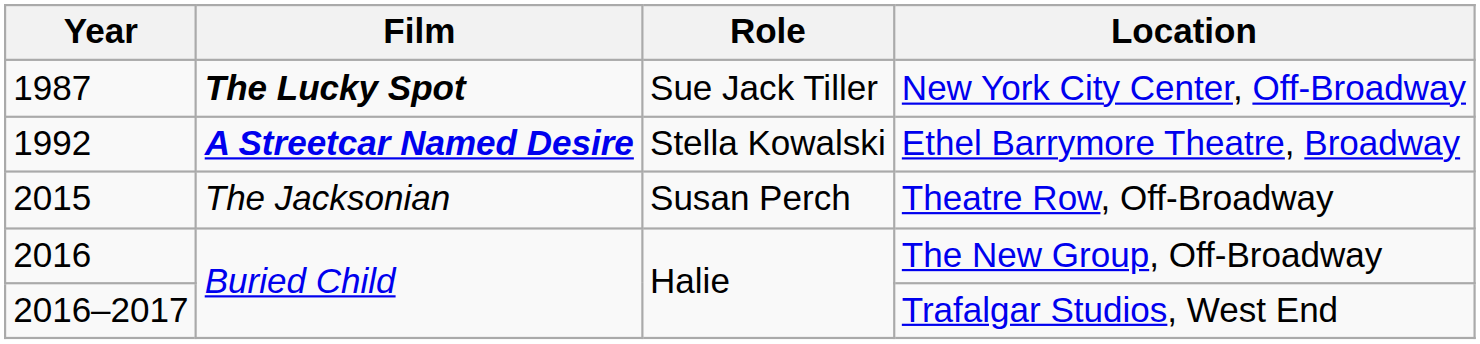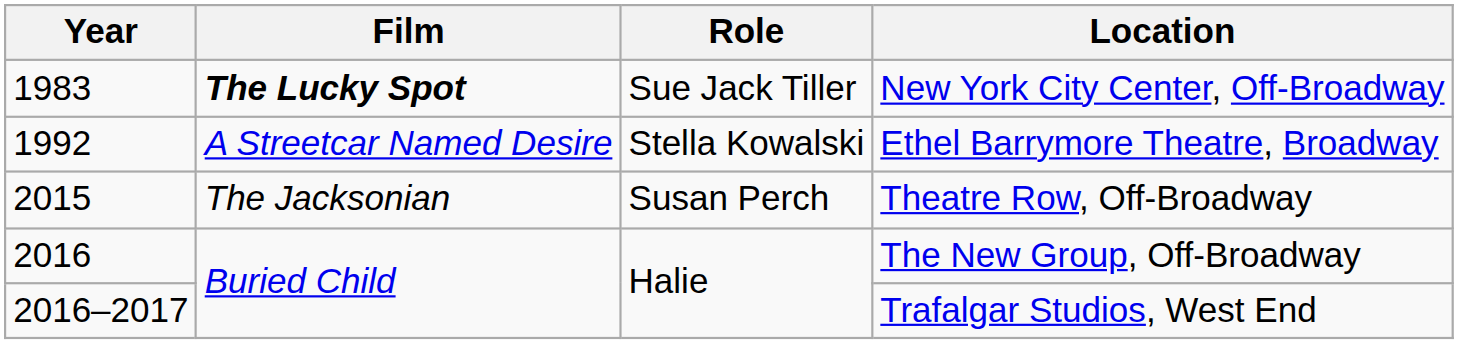(52, 87) 1987 -> (52, 87) 1983
(419, 143) bold -> (409, 143) normal
